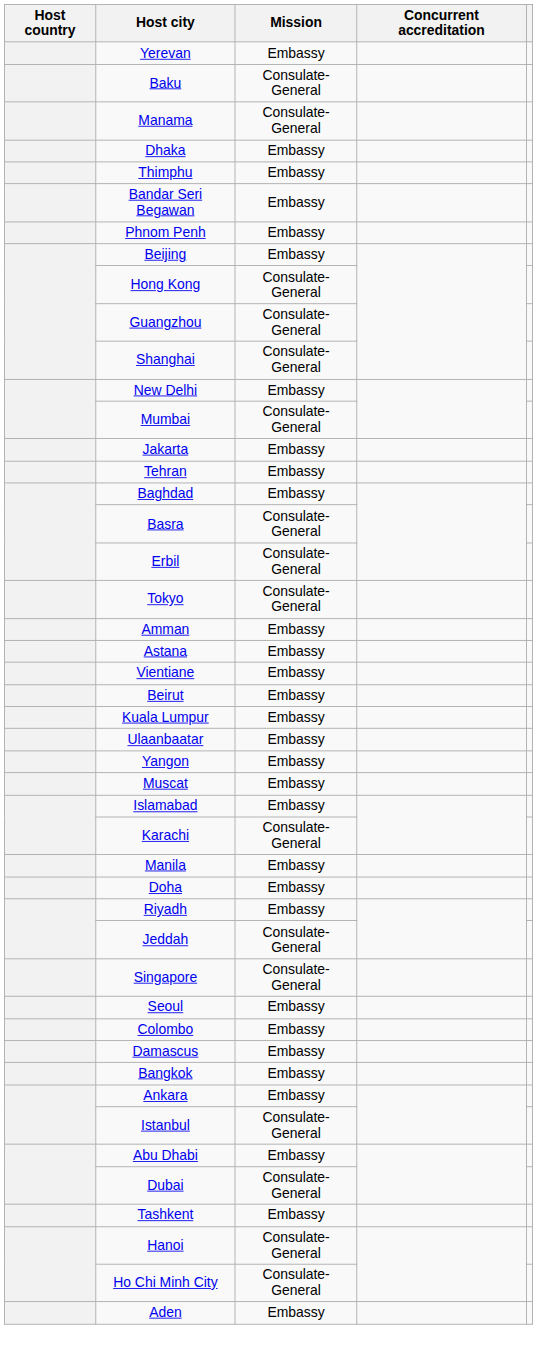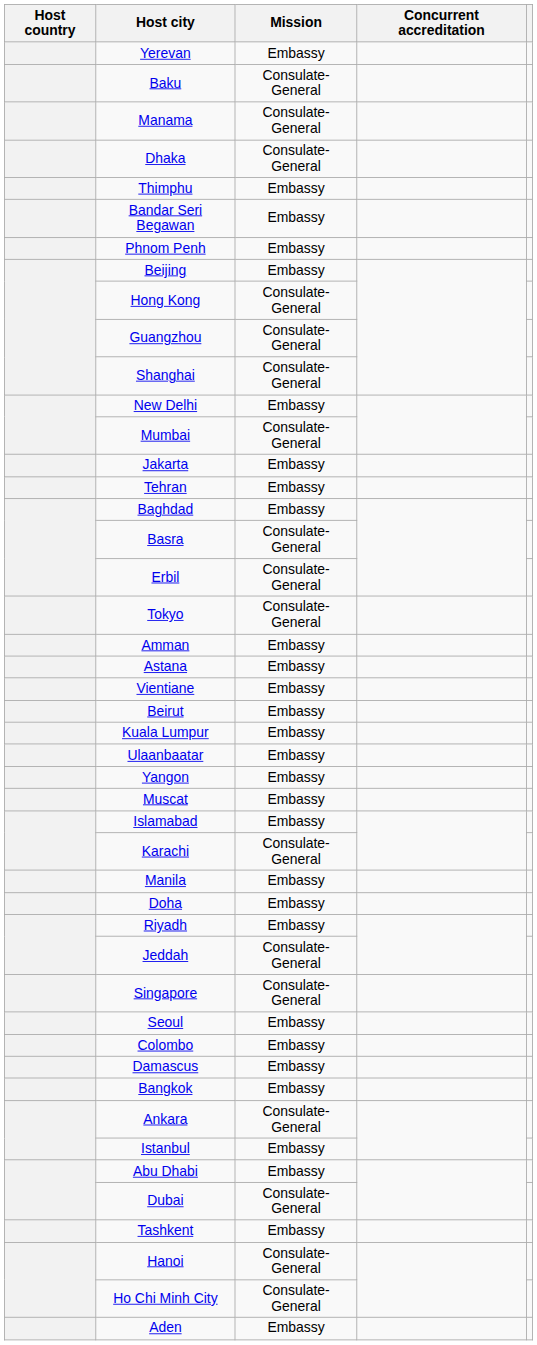(296, 150) Embassy -> (296, 158) Consulate-General
(296, 1095) Embassy -> (296, 1119) Consulate-General
(296, 1125) Consulate-General -> (296, 1149) Embassy
